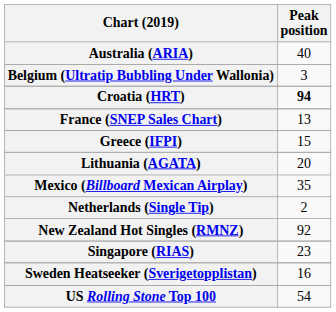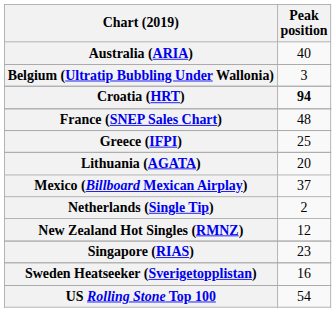(304, 119) 13 -> (304, 119) 48
(304, 141) 15 -> (304, 141) 25
(304, 185) 35 -> (304, 185) 37
(304, 229) 92 -> (304, 229) 12
